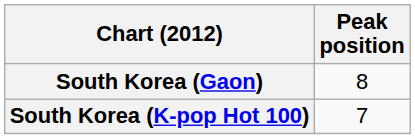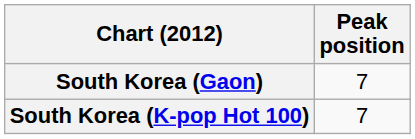(362, 81) 8 -> (362, 81) 7
